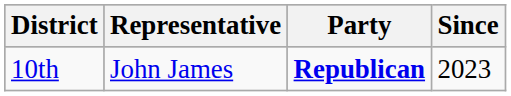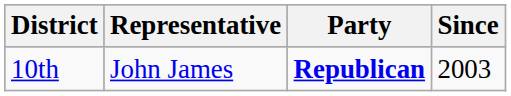(464, 68) 2023 -> (464, 68) 2003
